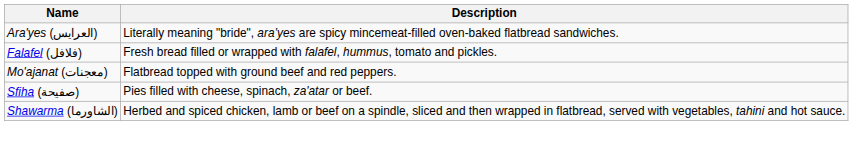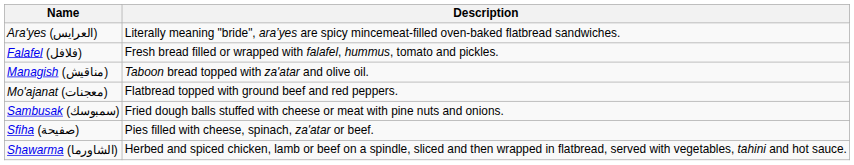+ row: (58, 72)
+ row: (63, 111)
